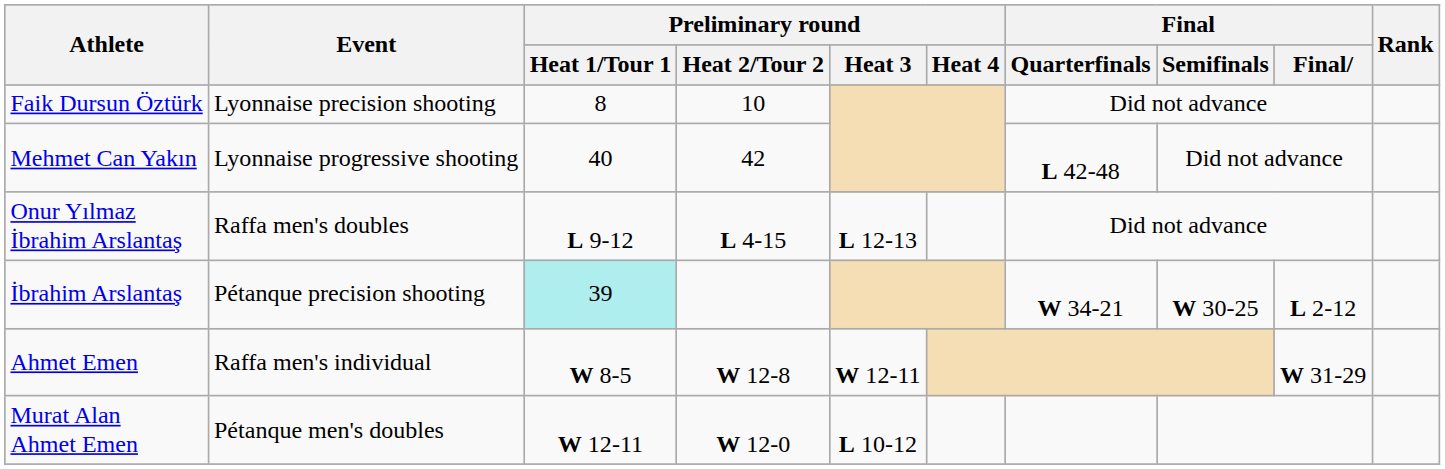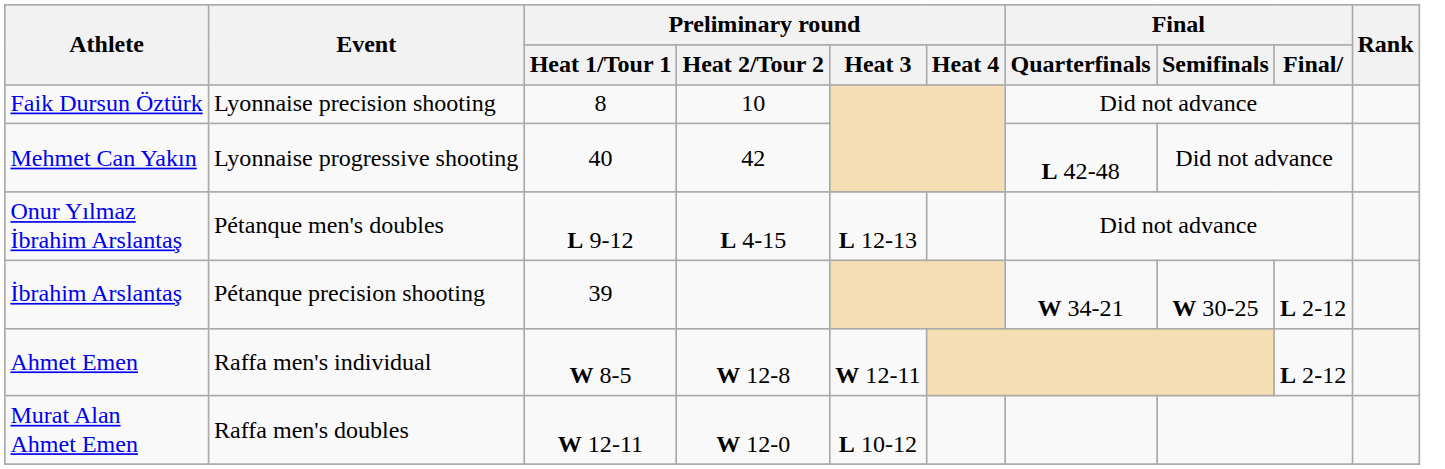(311, 225) Raffa men's doubles -> (329, 225) Pétanque men's doubles
(600, 294) paleturquoise background -> (600, 294) no background
(1323, 376) W 31-29 -> (1313, 376) L 2-12
(329, 430) Pétanque men's doubles -> (311, 430) Raffa men's doubles
